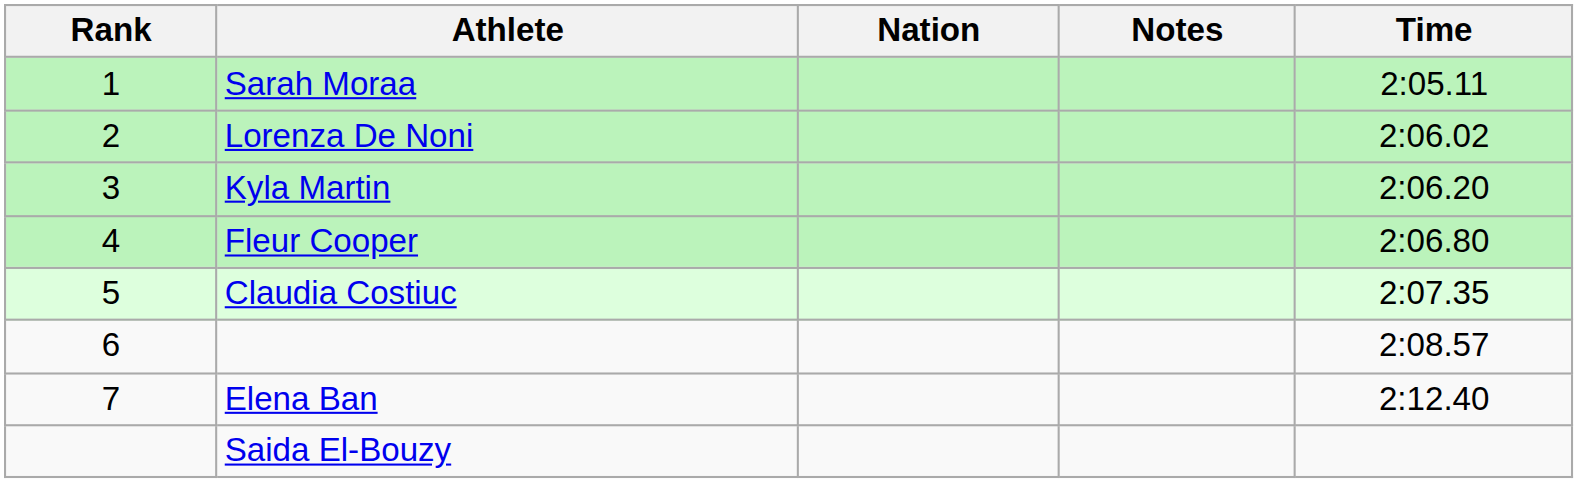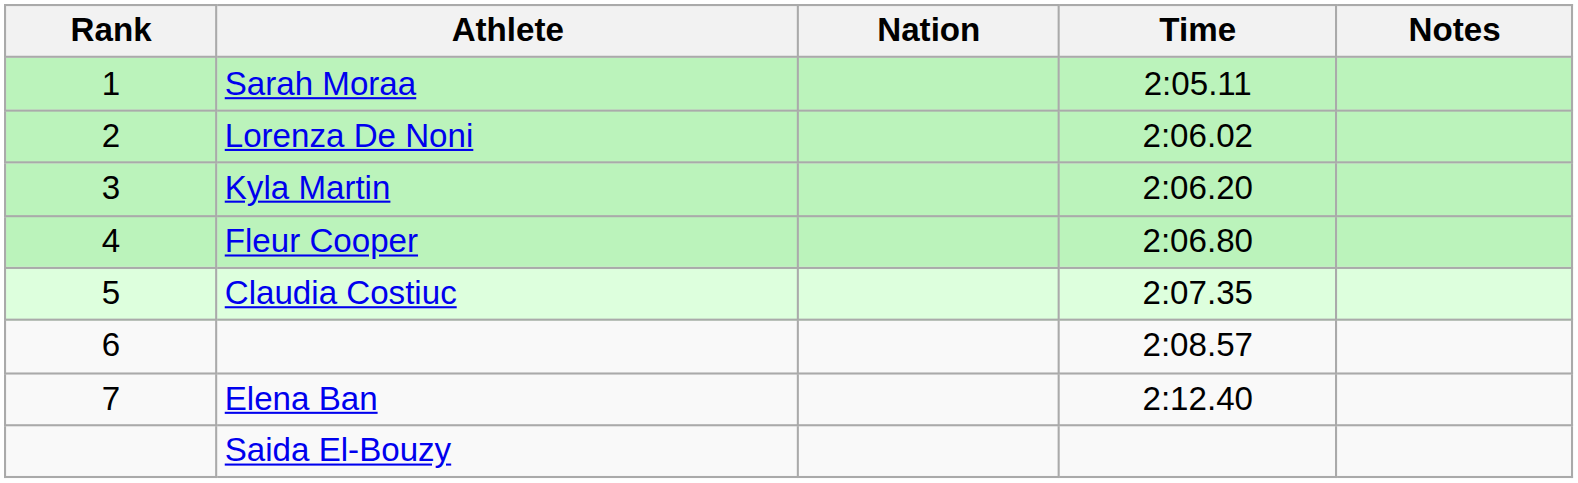columns swapped: (1434, 30) <-> (1177, 30)
